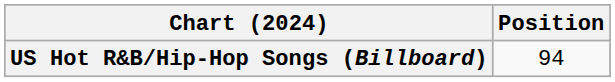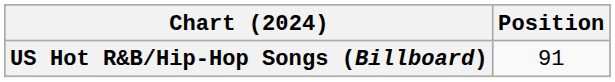(551, 59) 94 -> (551, 59) 91
